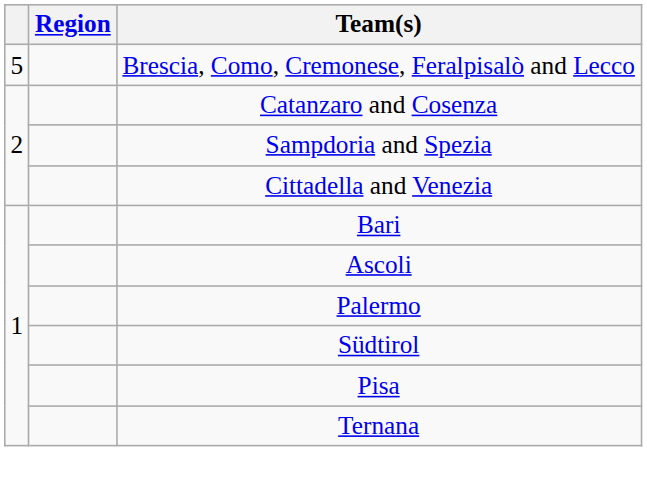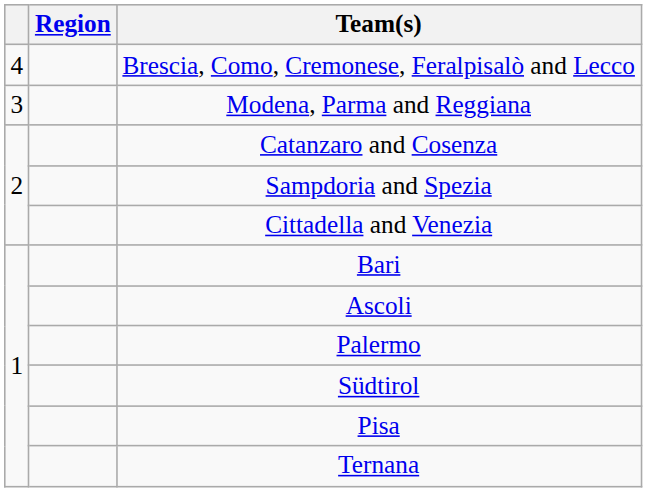(17, 64) 5 -> (17, 64) 4
+ row: (379, 104)
